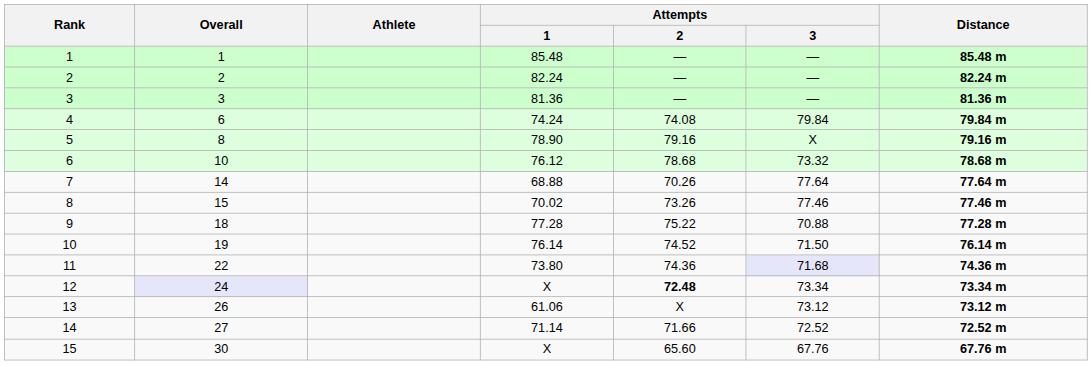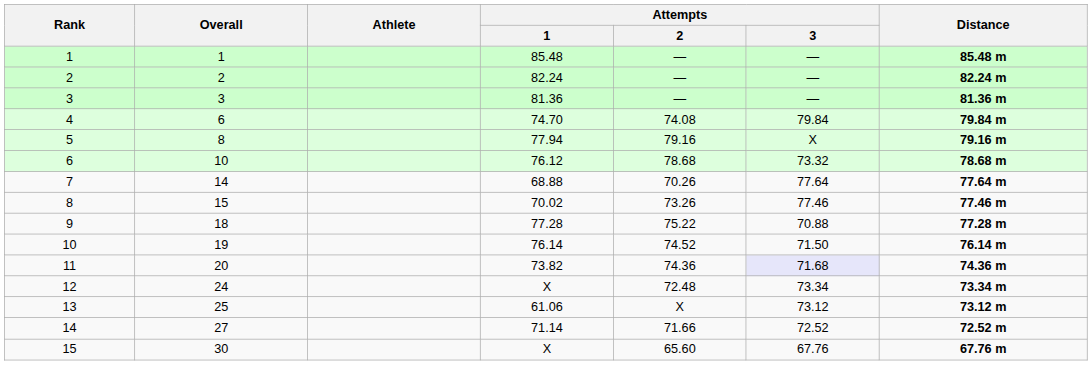(547, 119) 74.24 -> (547, 119) 74.70
(547, 139) 78.90 -> (547, 139) 77.94
(221, 265) 22 -> (221, 265) 20
(547, 265) 73.80 -> (547, 265) 73.82
(221, 286) lavender background -> (221, 286) no background
(680, 286) bold -> (680, 286) normal
(221, 307) 26 -> (221, 307) 25
